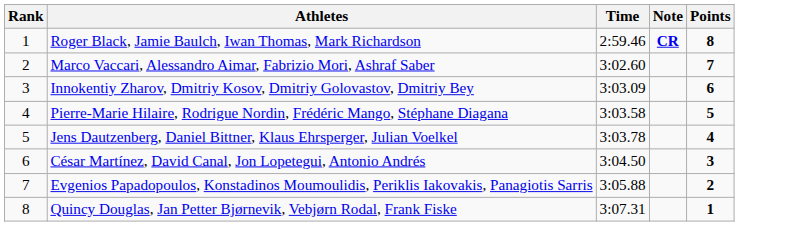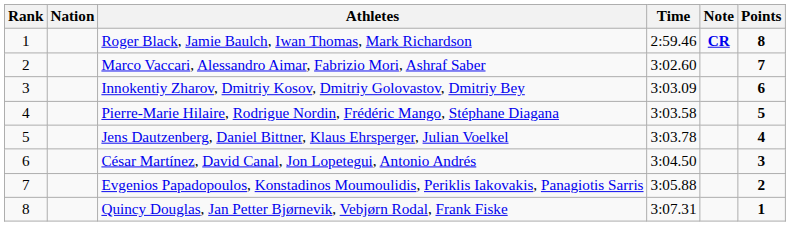+ column: (72, 16)
